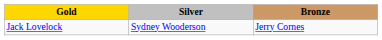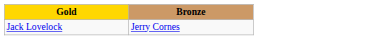- column: (191, 12)
